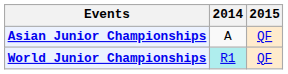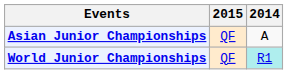columns swapped: (228, 15) <-> (265, 15)
